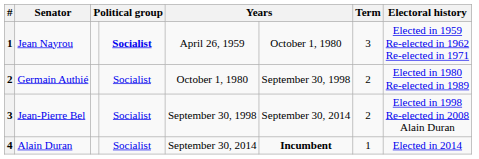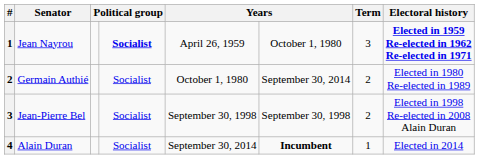(427, 43) normal -> (429, 43) bold
(306, 79) September 30, 1998 -> (306, 79) September 30, 2014
(306, 115) September 30, 2014 -> (306, 115) September 30, 1998
